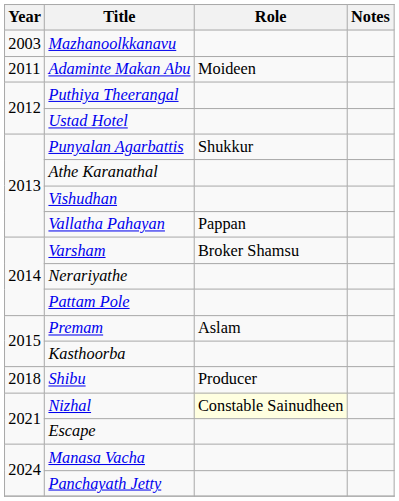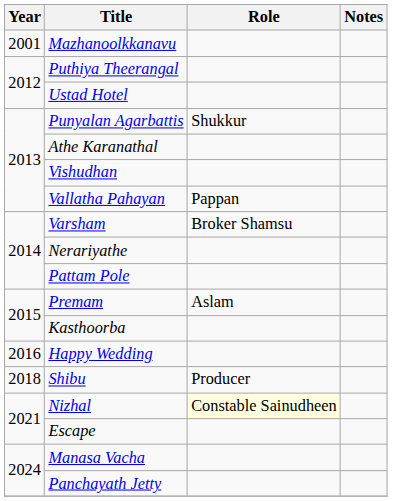(25, 43) 2003 -> (25, 43) 2001
- row: (119, 69)
+ row: (100, 353)
